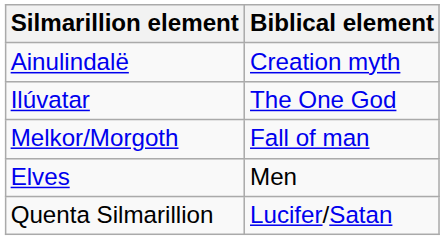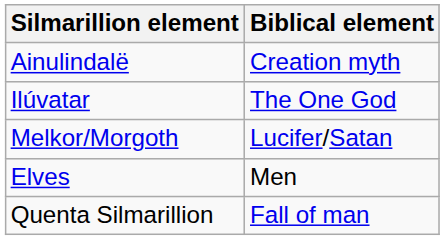(310, 138) Fall of man -> (321, 138) Lucifer/Satan
(321, 215) Lucifer/Satan -> (310, 215) Fall of man
